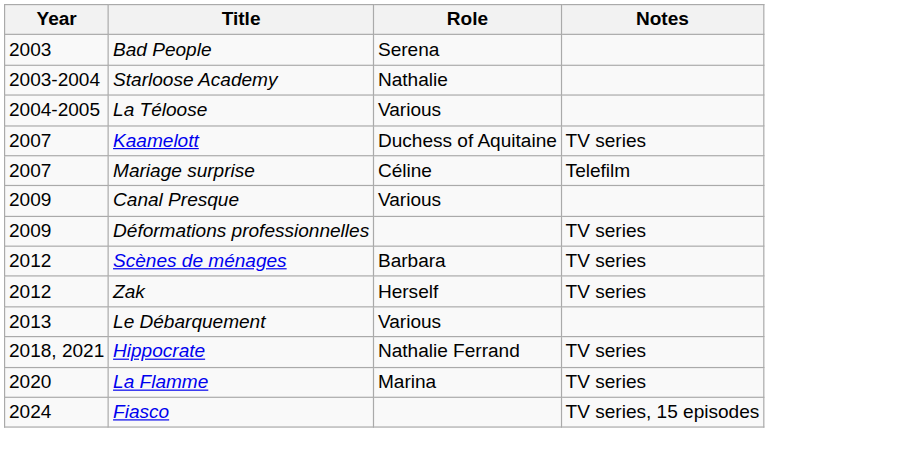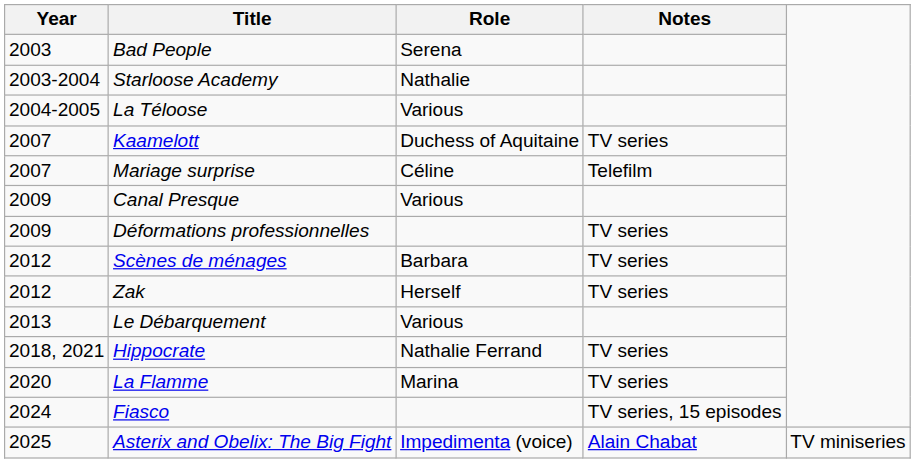+ row: (252, 442)
